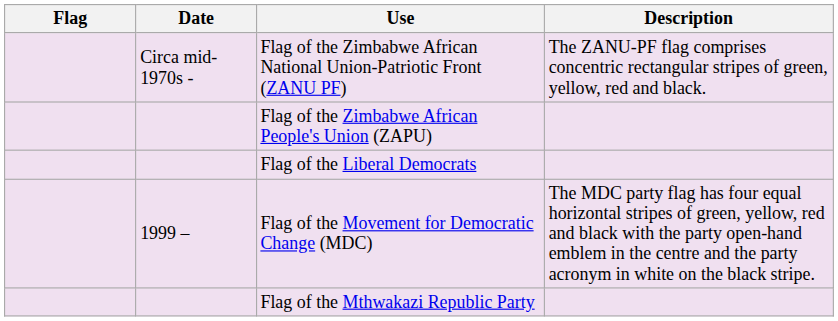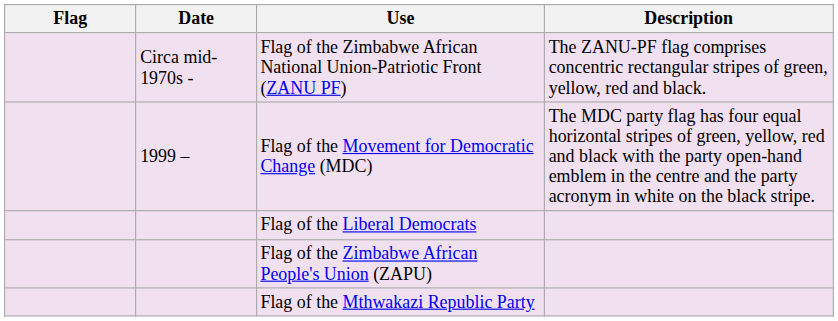rows swapped: (397, 233) <-> (369, 125)
